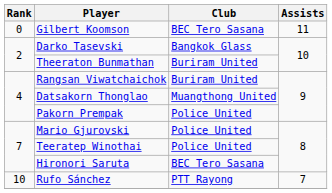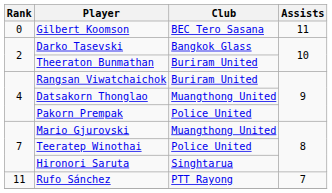(211, 130) Police United -> (224, 130) Muangthong United
(218, 163) BEC Tero Sasana -> (202, 163) Singhtarua
(19, 180) 10 -> (19, 180) 11
